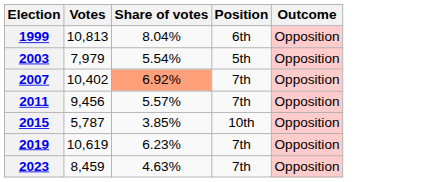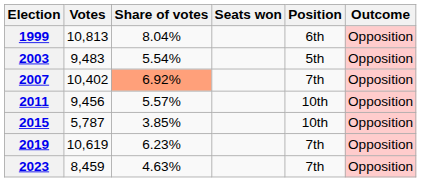+ column: (248, 15)
(88, 58) 7,979 -> (88, 58) 9,483
(241, 101) 7th -> (315, 101) 10th
